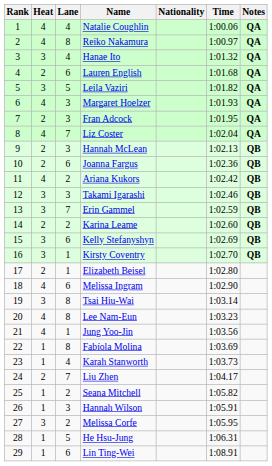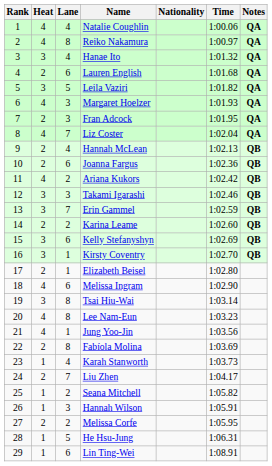(68, 149) 3 -> (68, 149) 4
(43, 347) 1 -> (43, 347) 2
(43, 423) 3 -> (43, 423) 2
